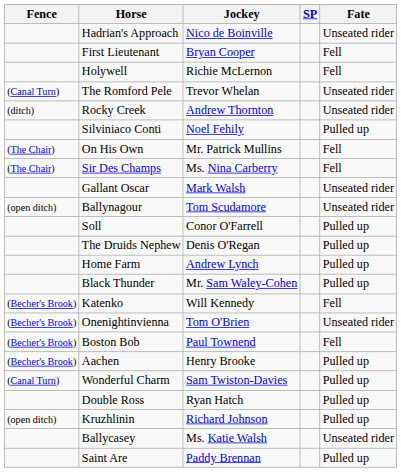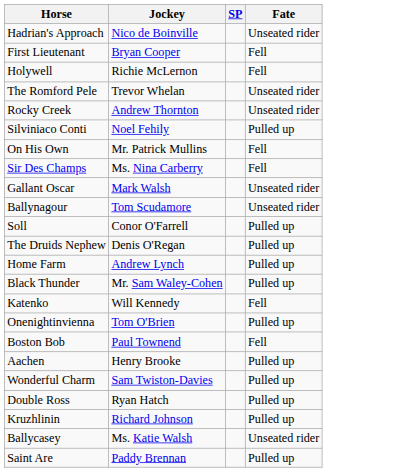- column: (42, 14)
(358, 322) Unseated rider -> (271, 322) Pulled up
